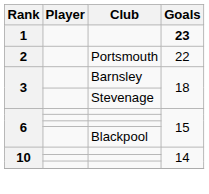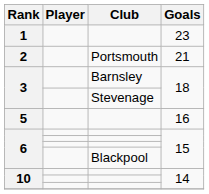(182, 35) bold -> (182, 35) normal
(182, 56) 22 -> (182, 56) 21
+ row: (23, 118)
